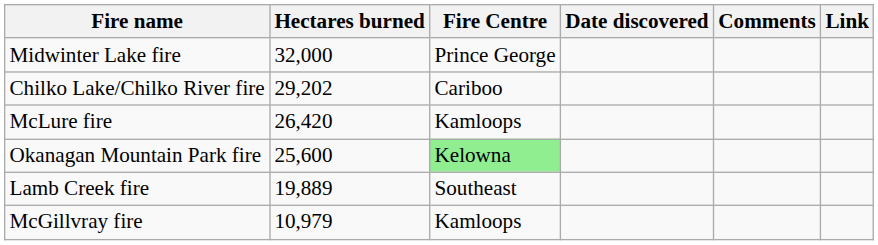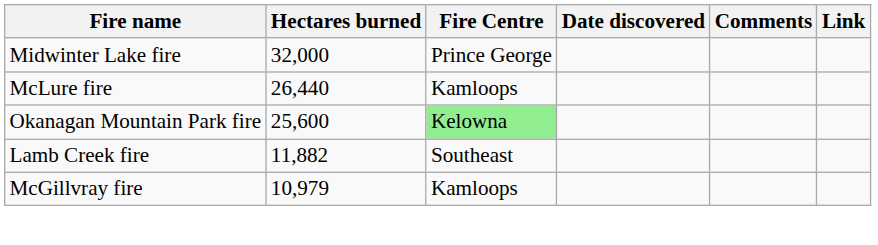- row: (137, 88)
(303, 121) 26,420 -> (300, 88) 26,440
(303, 188) 19,889 -> (300, 155) 11,882
